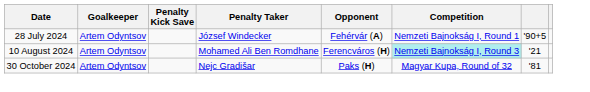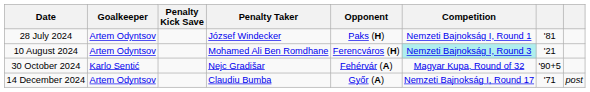(357, 36) Fehérvár (A) -> (366, 36) Paks (H)
(535, 36) '90+5 -> (550, 36) '81
(113, 65) Artem Odyntsov -> (114, 65) Karlo Sentić
(357, 65) Paks (H) -> (366, 65) Fehérvár (A)
(535, 65) '81 -> (550, 65) '90+5
+ row: (46, 80)
